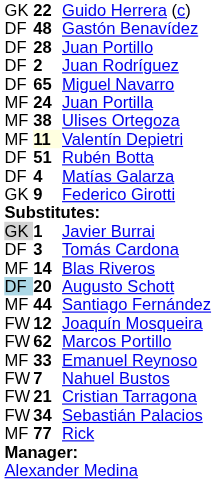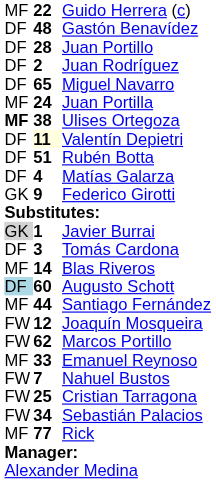(16, 10) GK -> (16, 10) MF
(16, 121) normal -> (16, 121) bold
(16, 139) MF -> (16, 139) DF
(42, 286) 20 -> (42, 286) 60
(42, 397) 21 -> (42, 397) 25
